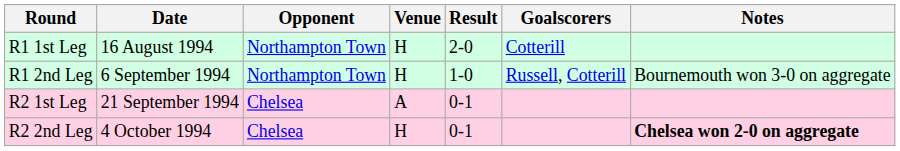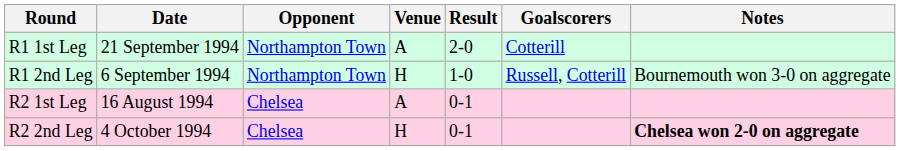(157, 46) 16 August 1994 -> (170, 46) 21 September 1994
(401, 46) H -> (401, 46) A
(170, 103) 21 September 1994 -> (157, 103) 16 August 1994
